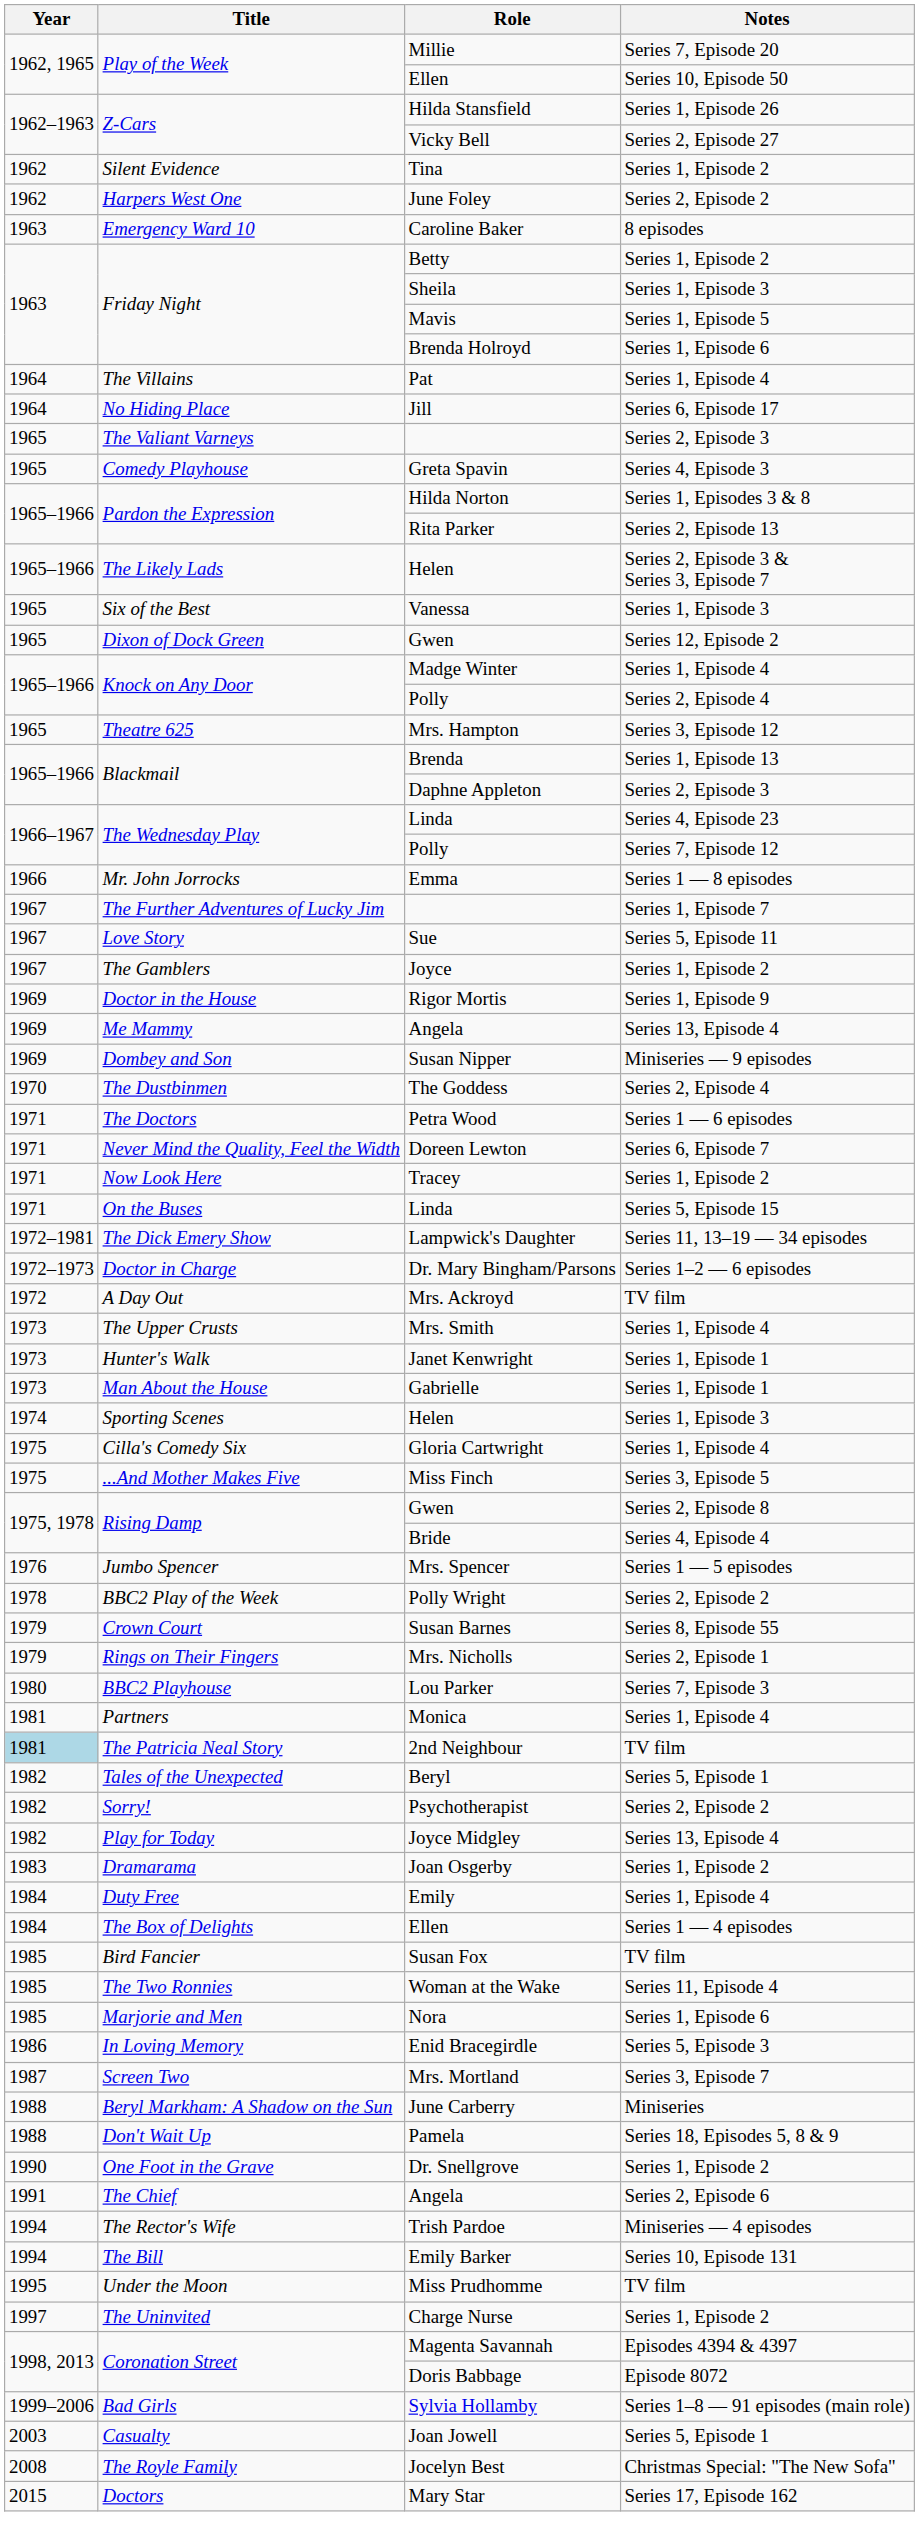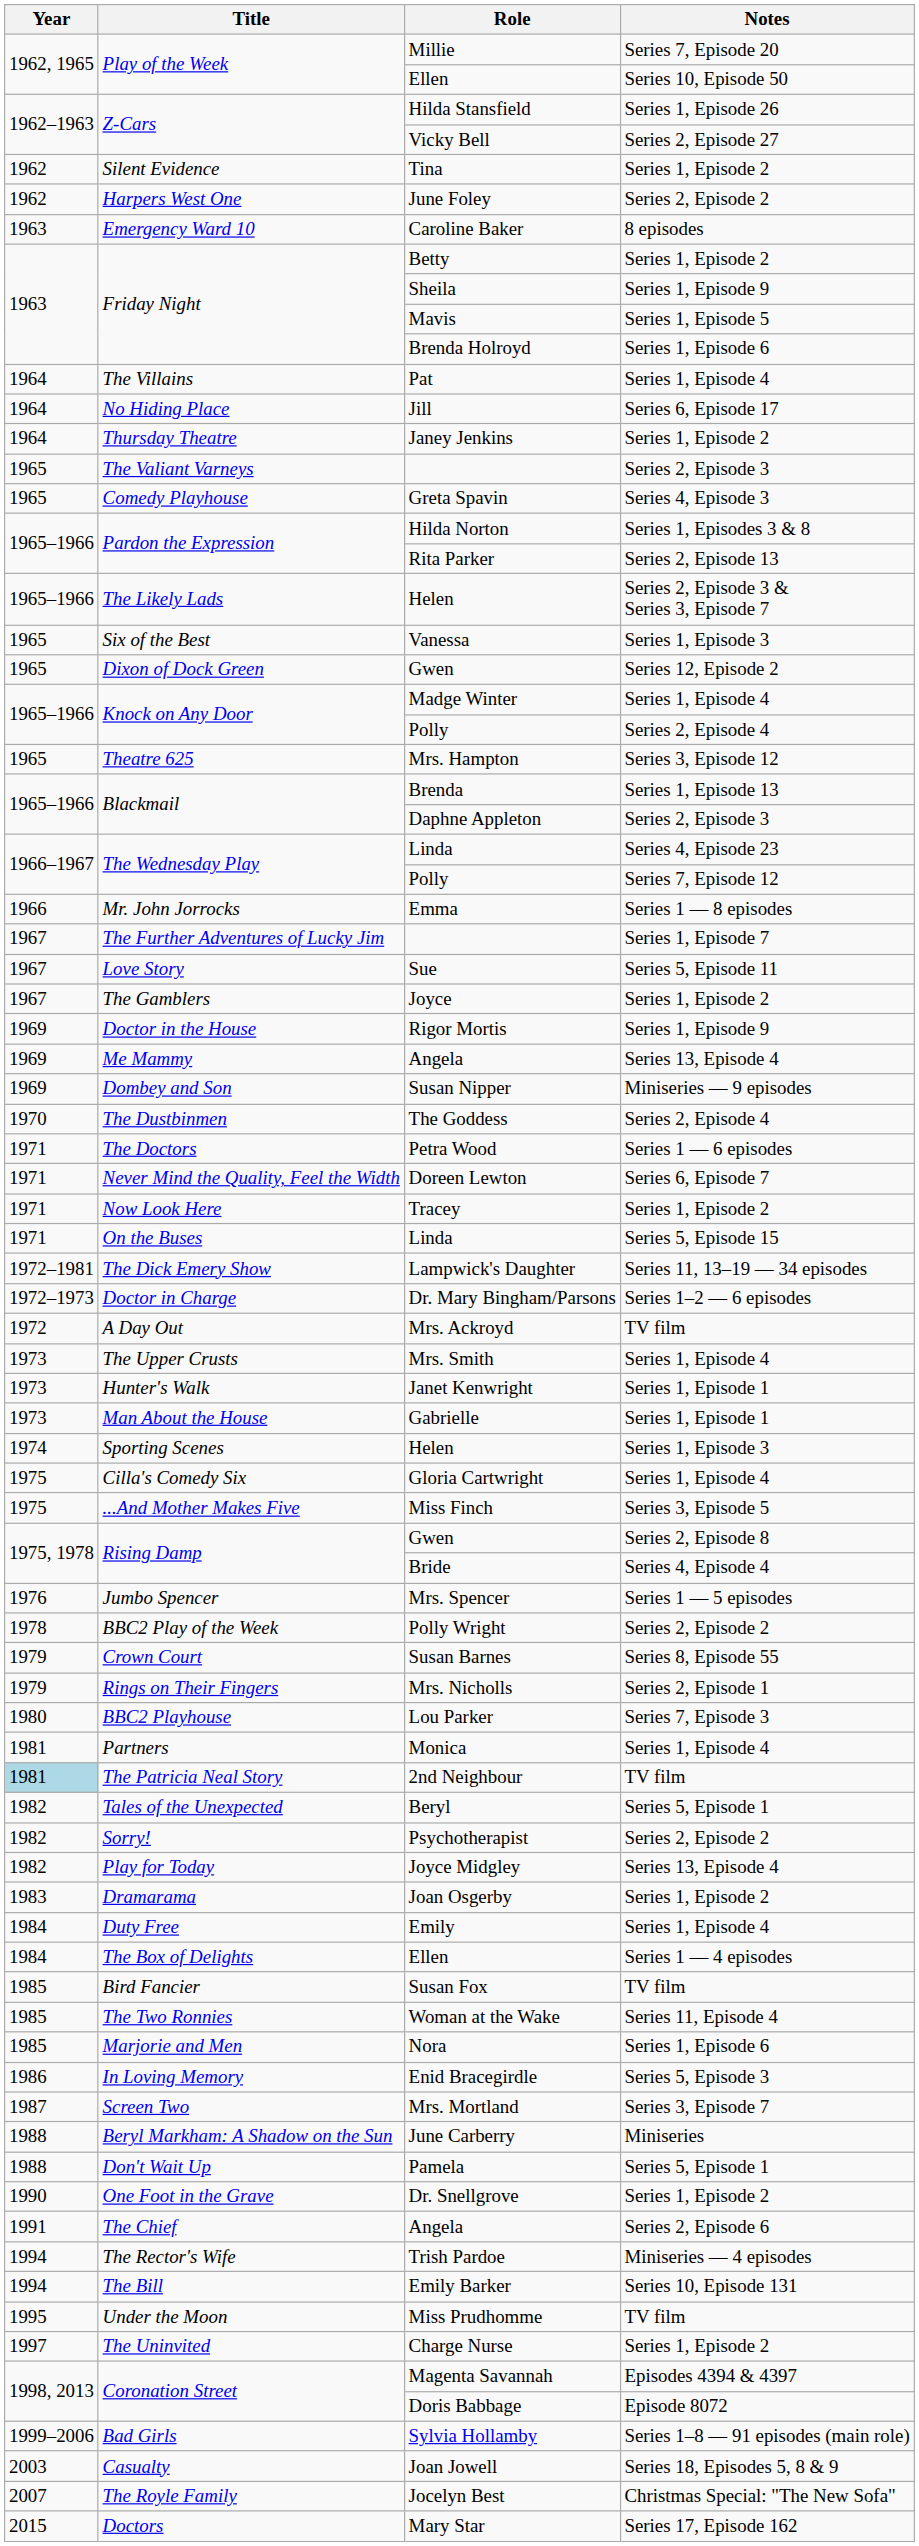(697, 288) Series 1, Episode 3 -> (697, 288) Series 1, Episode 9
+ row: (170, 438)
(731, 2136) Series 18, Episodes 5, 8 & 9 -> (697, 2166) Series 5, Episode 1
(697, 2436) Series 5, Episode 1 -> (731, 2466) Series 18, Episodes 5, 8 & 9
(28, 2466) 2008 -> (28, 2495) 2007
